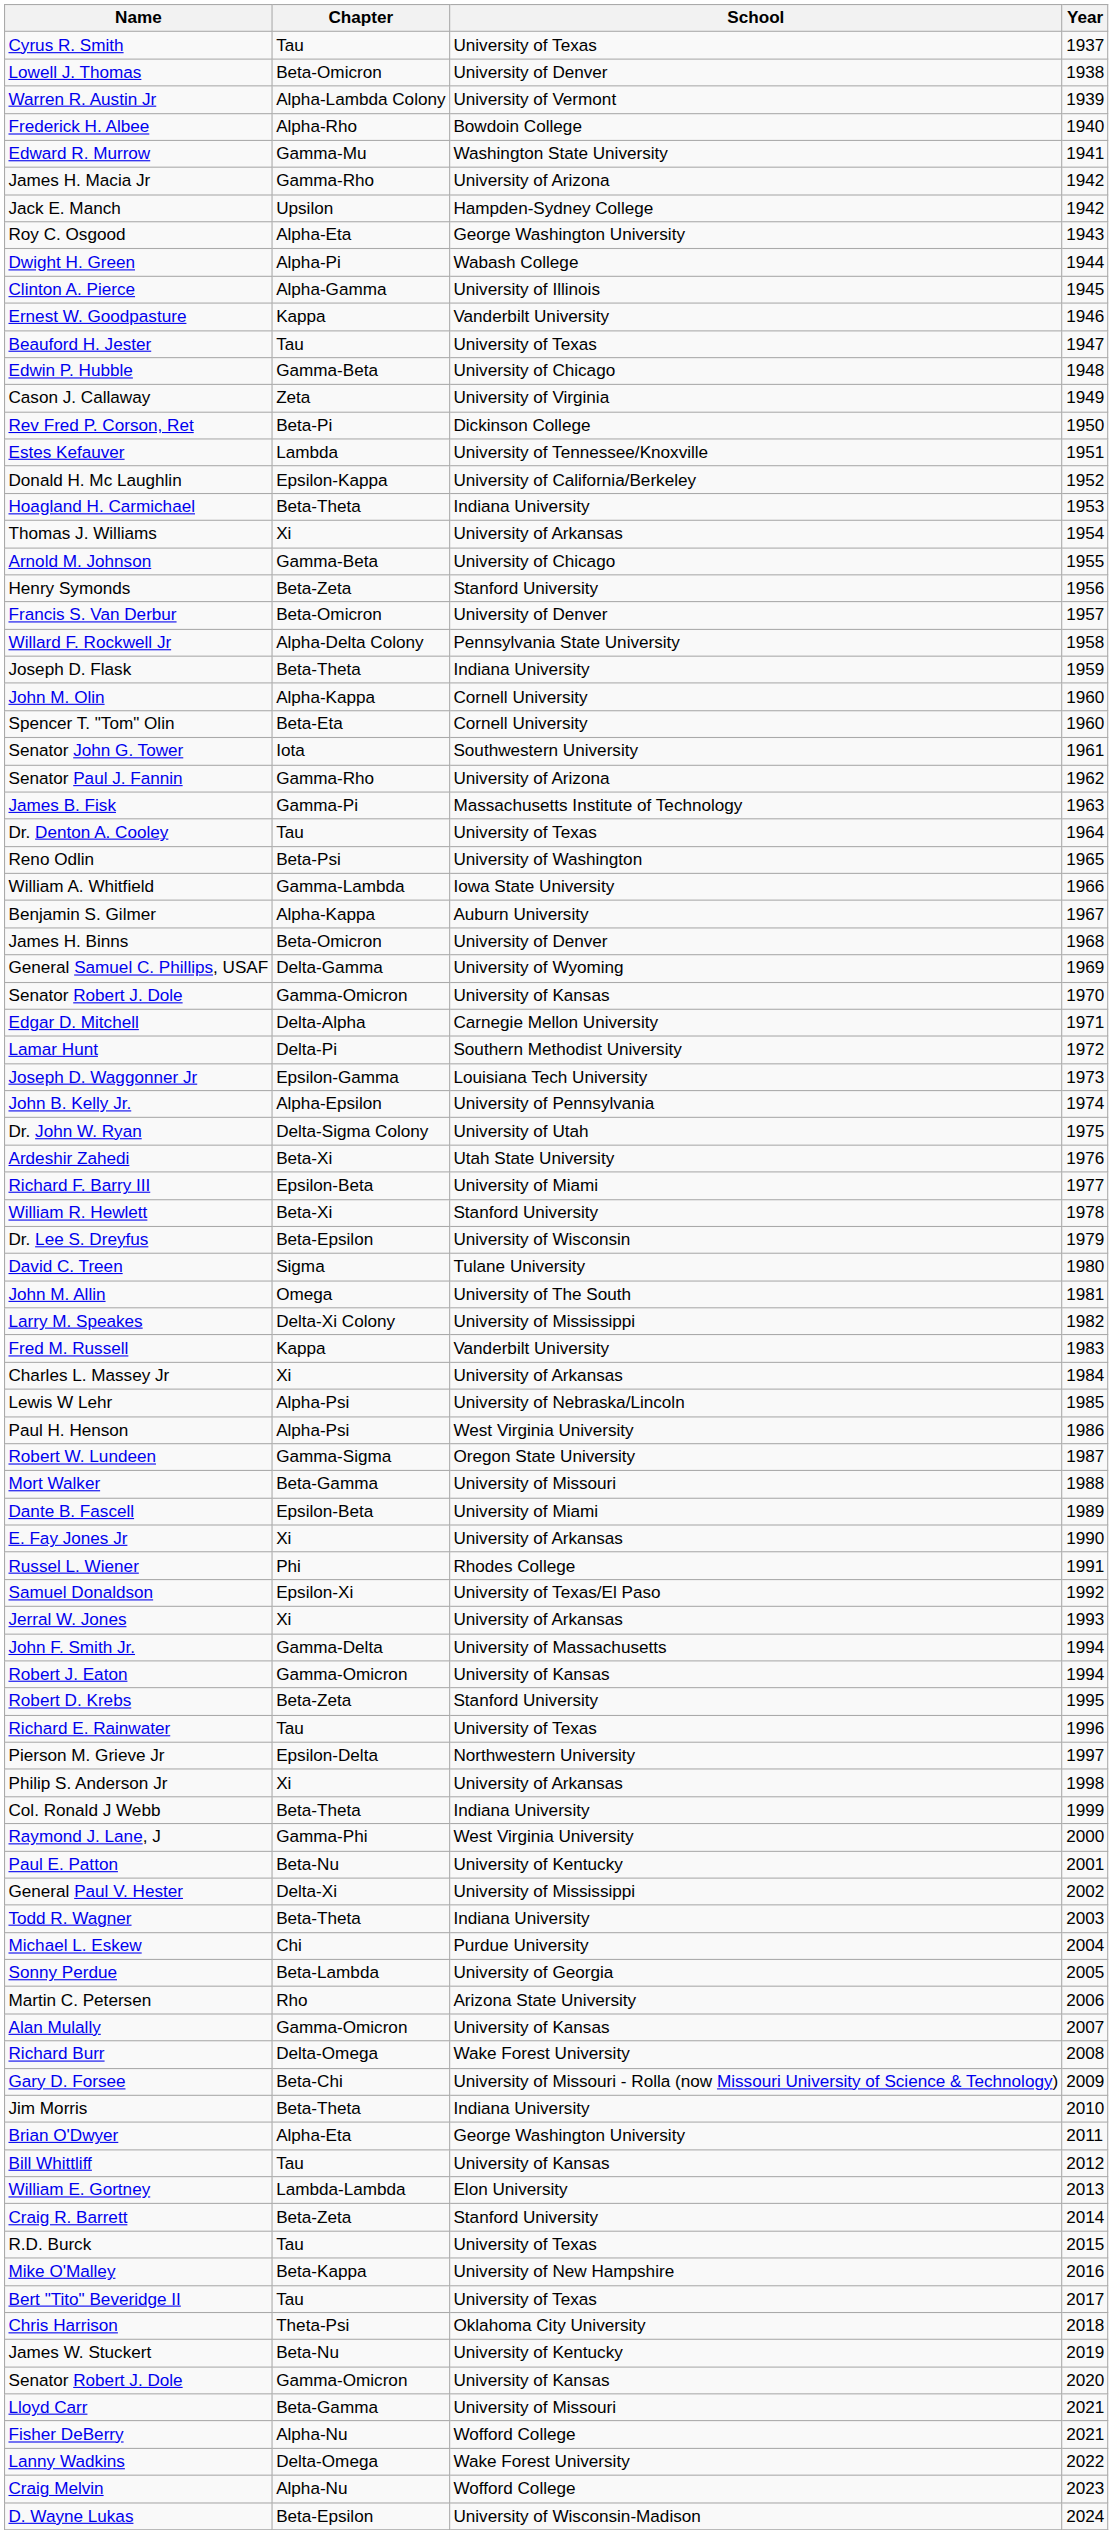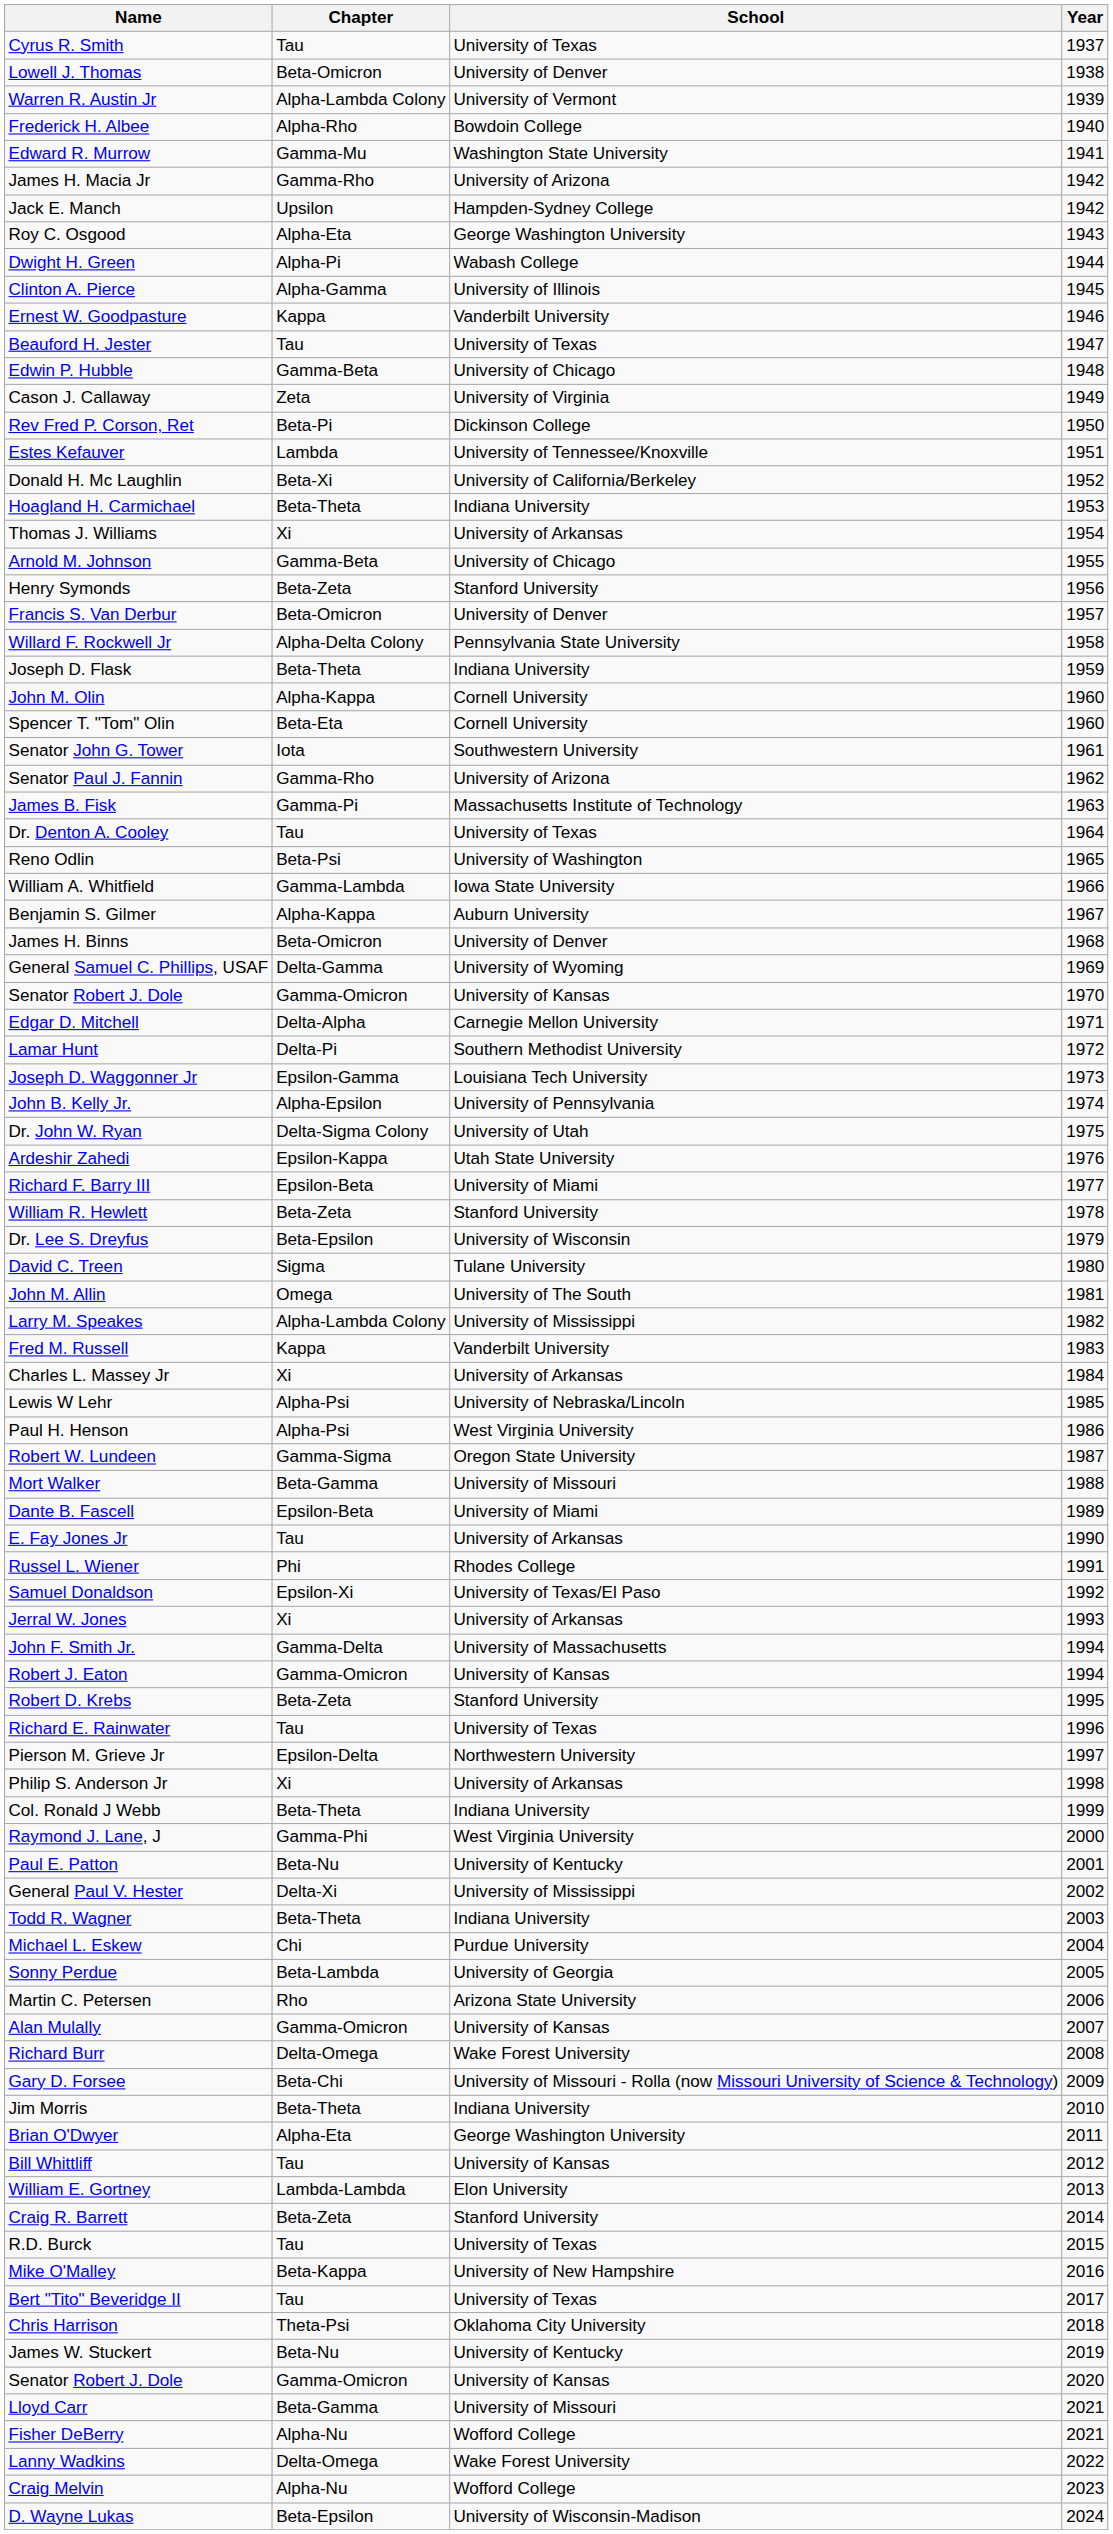(332, 479) Epsilon-Kappa -> (304, 479) Beta-Xi
(304, 1158) Beta-Xi -> (332, 1158) Epsilon-Kappa
(304, 1212) Beta-Xi -> (314, 1212) Beta-Zeta
(336, 1321) Delta-Xi Colony -> (361, 1321) Alpha-Lambda Colony
(284, 1538) Xi -> (290, 1538) Tau
